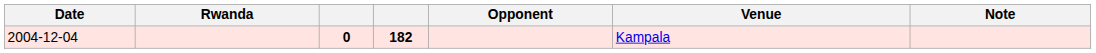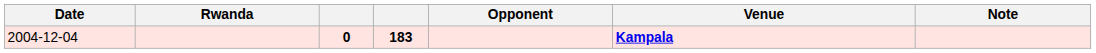(401, 37) 182 -> (401, 37) 183
(643, 37) normal -> (645, 37) bold
